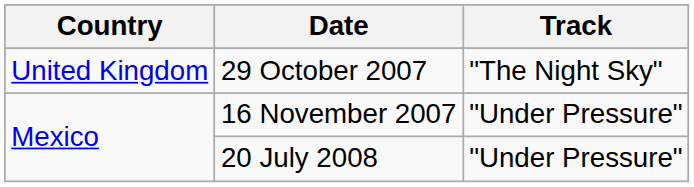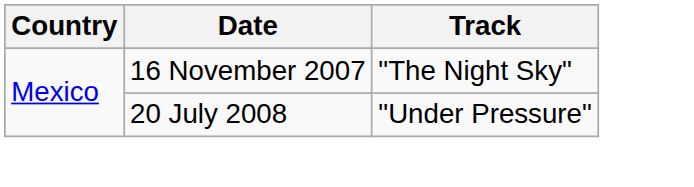- row: (324, 70)
(576, 114) "Under Pressure" -> (475, 70) "The Night Sky"
